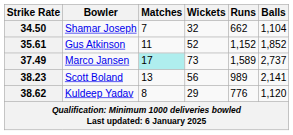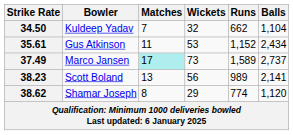(101, 28) Shamar Joseph -> (99, 28) Kuldeep Yadav
(193, 45) 52 -> (193, 45) 53
(274, 45) 1,852 -> (274, 45) 2,434
(99, 93) Kuldeep Yadav -> (101, 93) Shamar Joseph
(239, 93) 776 -> (239, 93) 774
